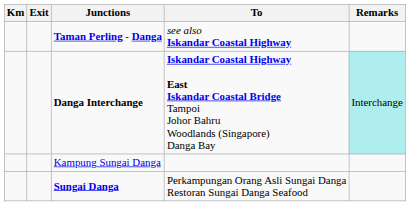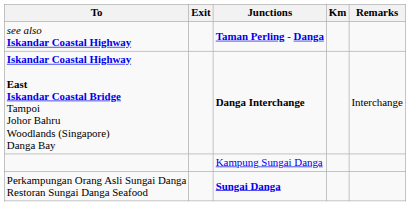columns swapped: (16, 13) <-> (257, 13)
(377, 102) paleturquoise background -> (377, 102) no background
